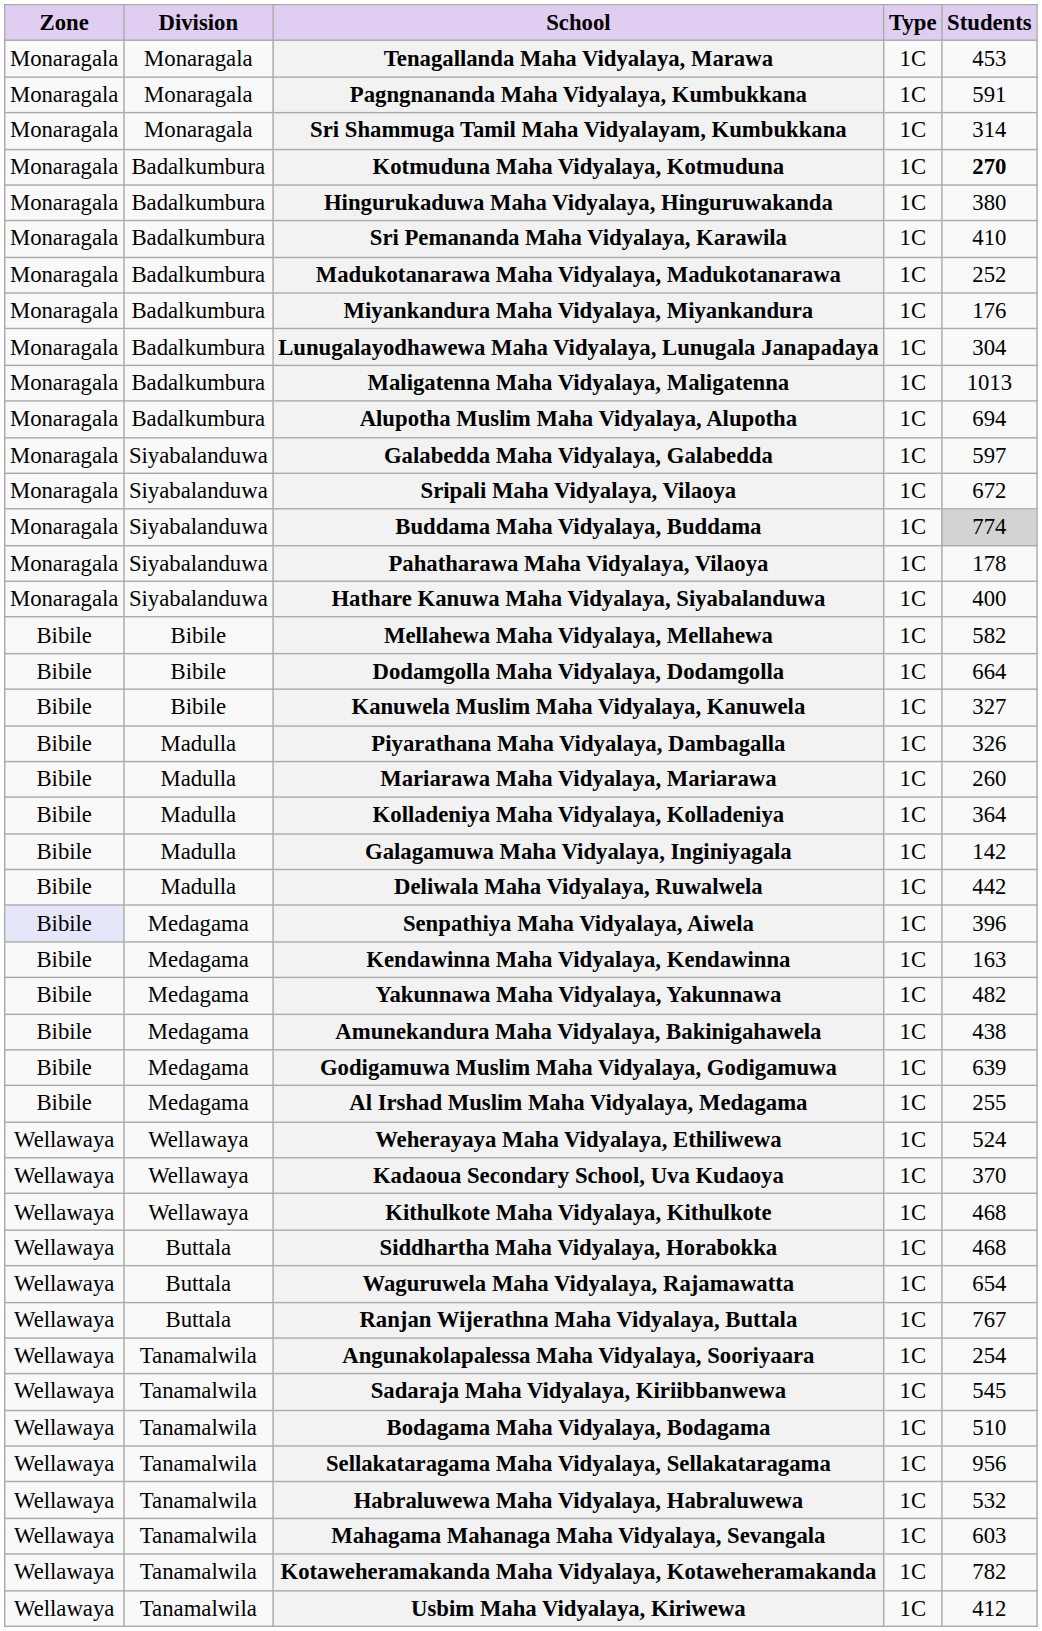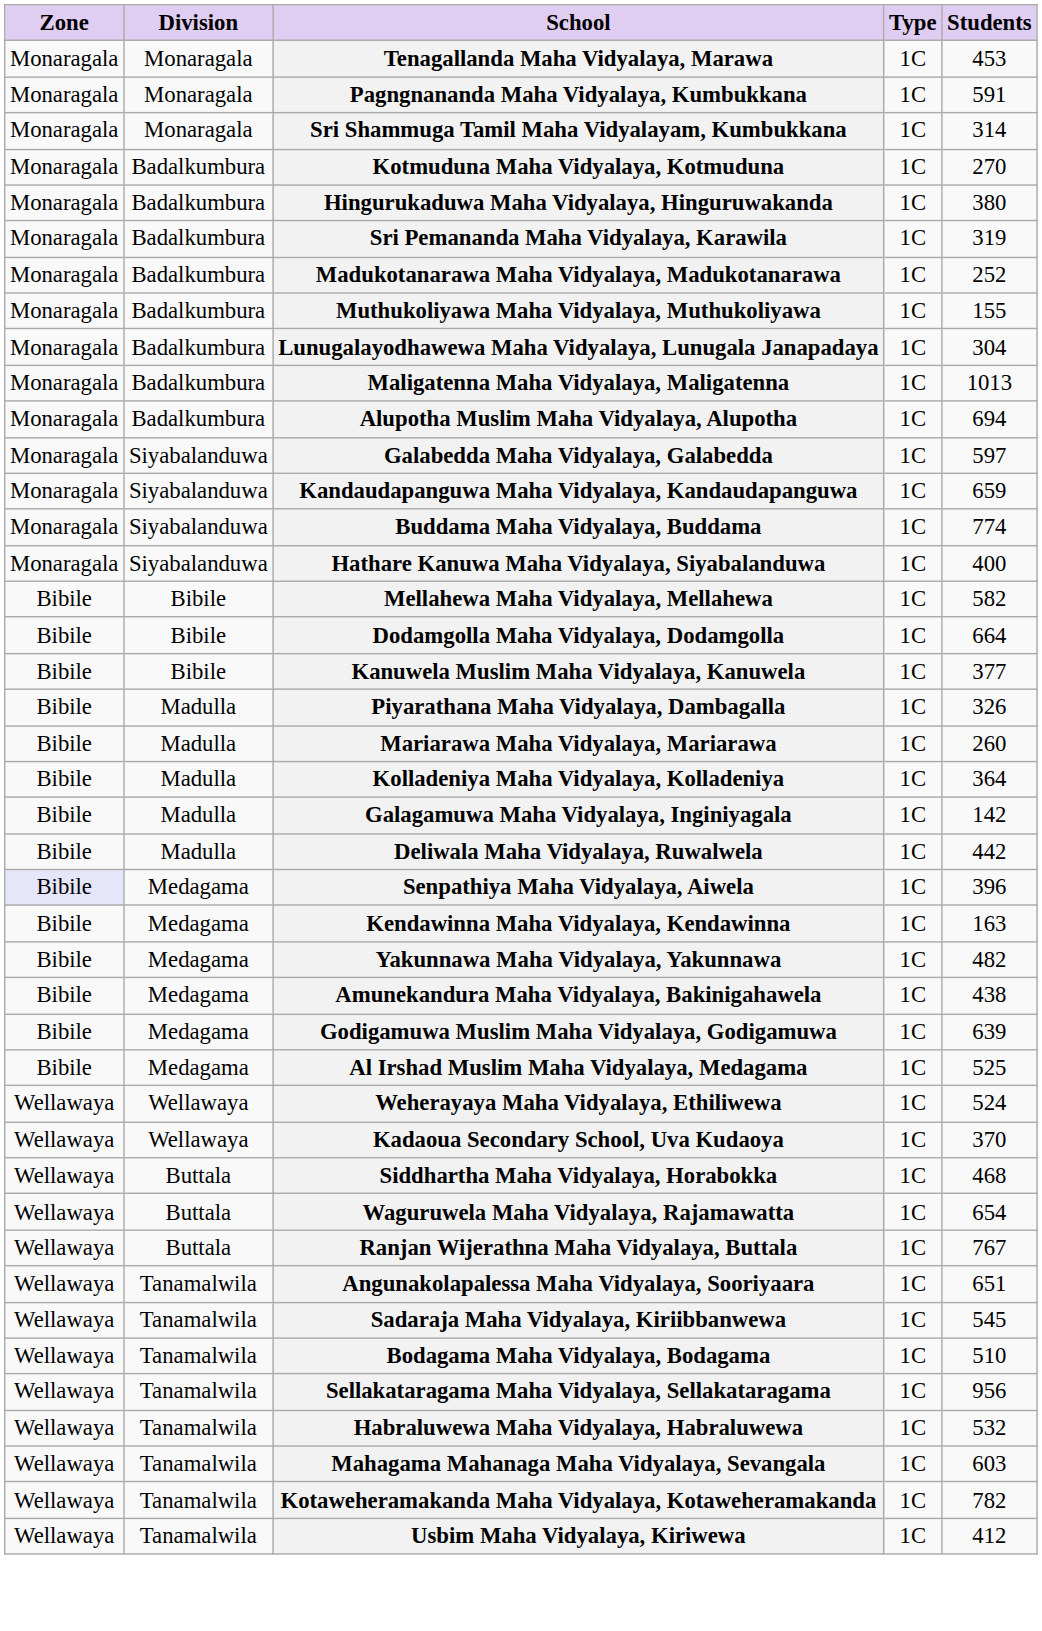(989, 166) bold -> (989, 166) normal
(989, 238) 410 -> (989, 238) 319
- row: (578, 310)
+ row: (578, 310)
- row: (578, 490)
+ row: (578, 490)
(989, 526) lightgrey background -> (989, 526) no background
- row: (578, 563)
(989, 707) 327 -> (989, 671) 377
(989, 1103) 255 -> (989, 1067) 525
- row: (578, 1211)
(989, 1355) 254 -> (989, 1283) 651
